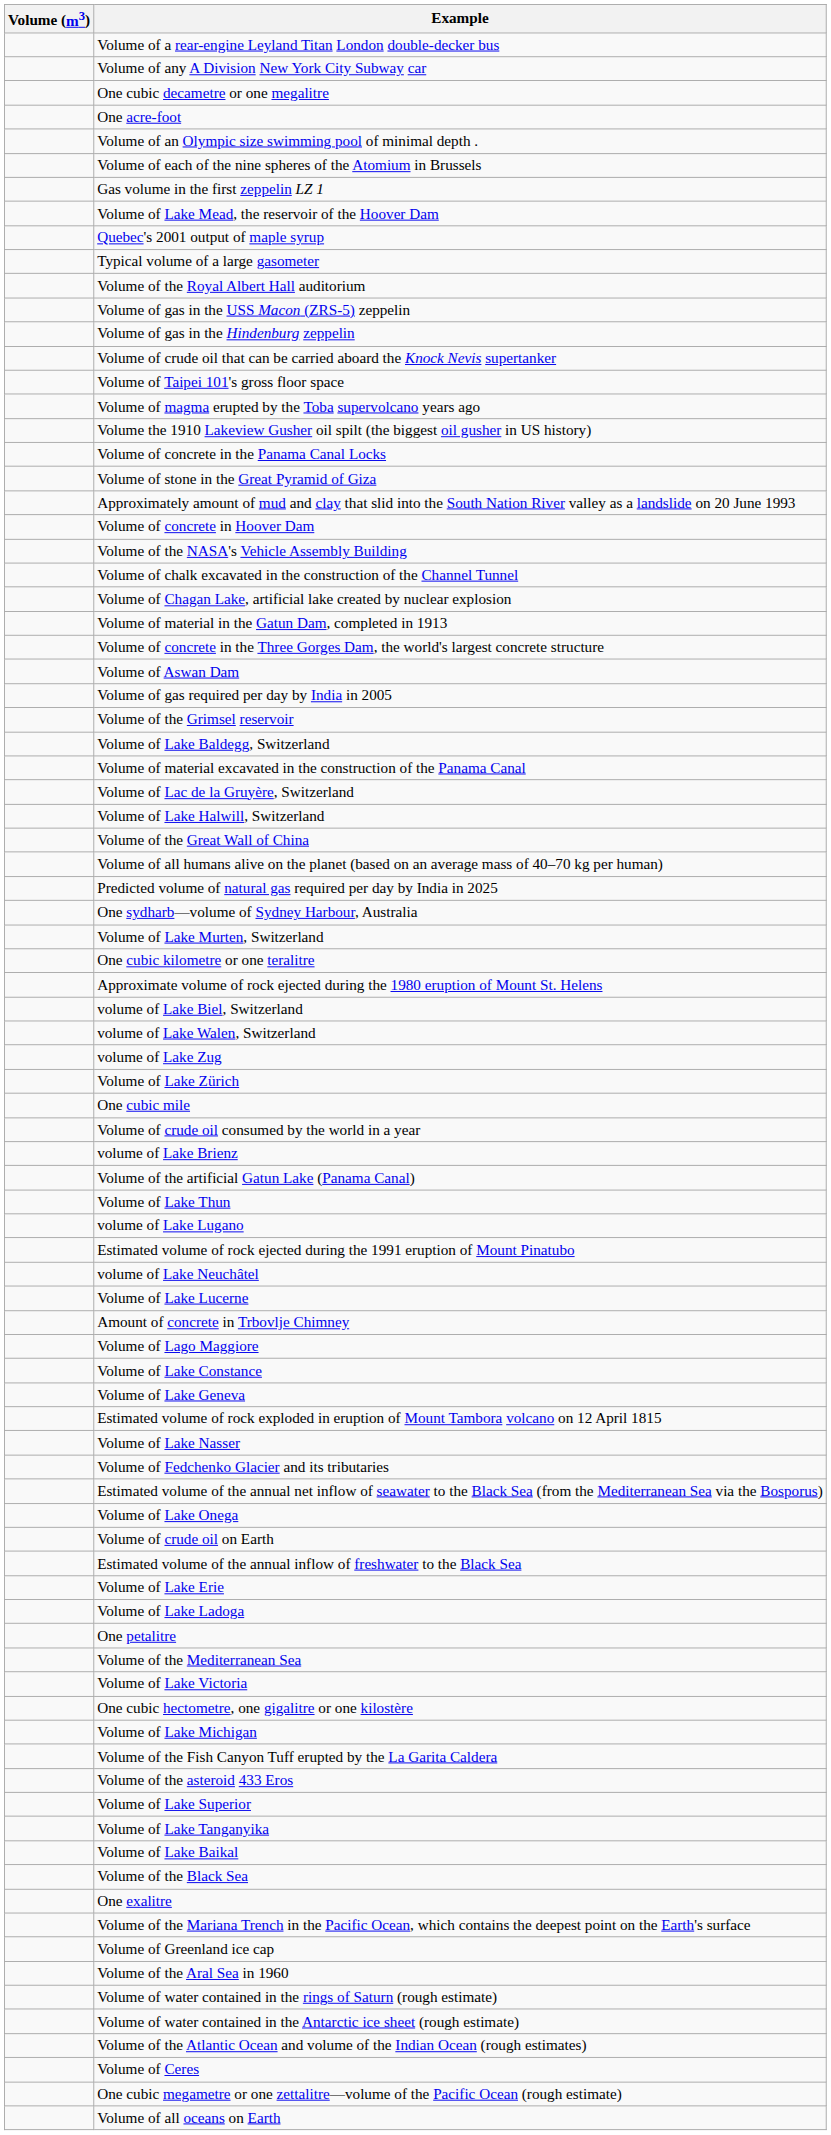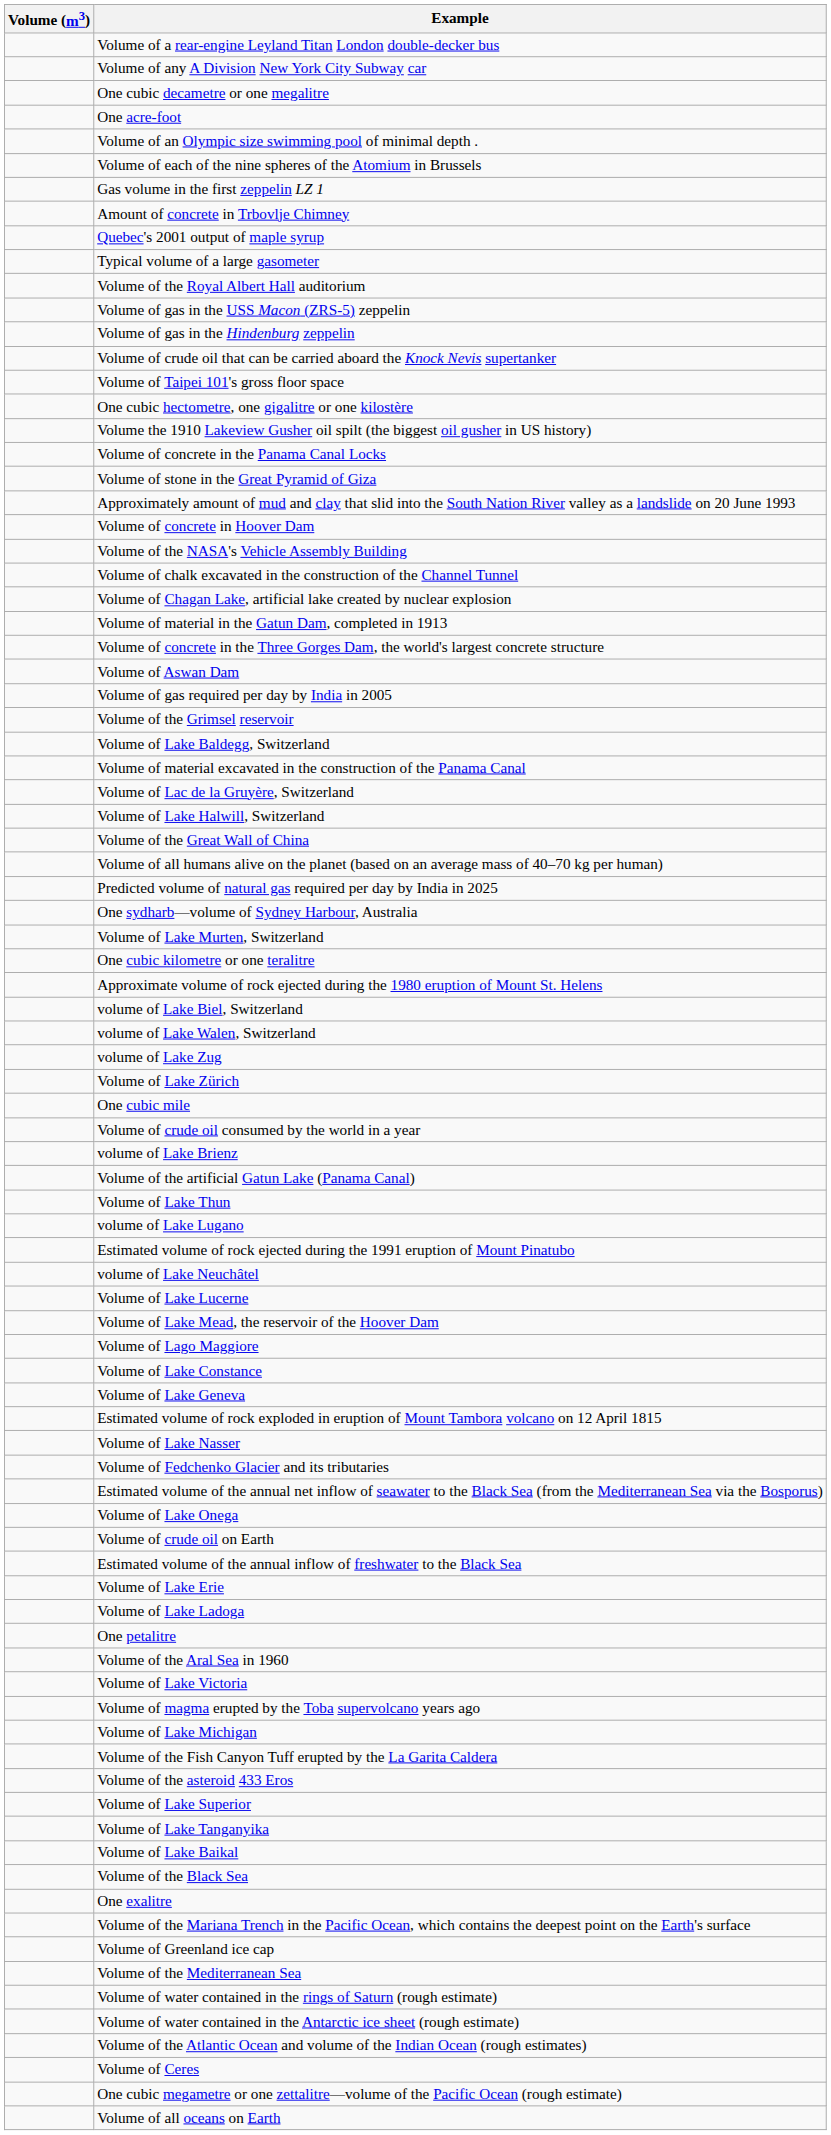rows swapped: (223, 1322) <-> (268, 213)
rows swapped: (255, 1708) <-> (289, 406)
rows swapped: (193, 1973) <-> (199, 1659)
